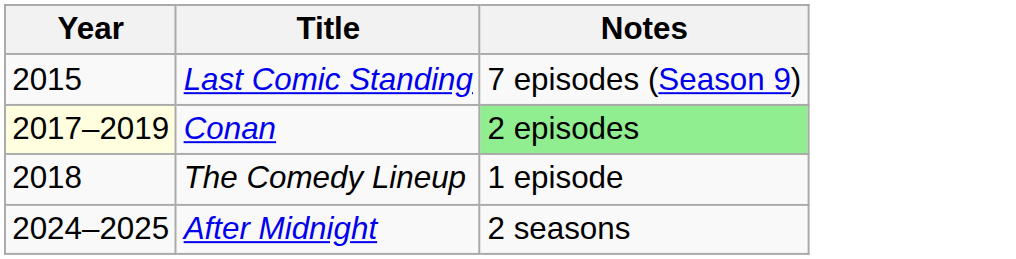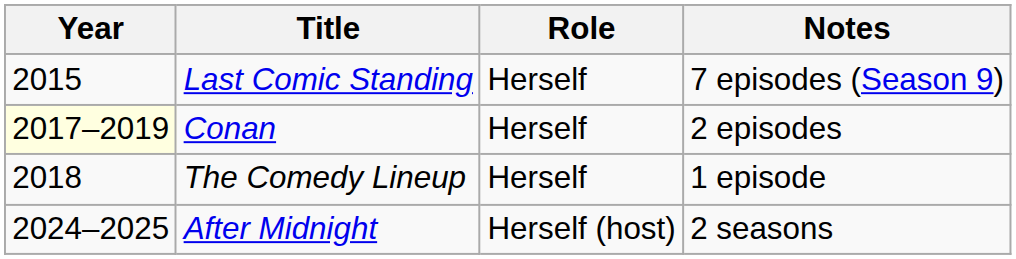+ column: (582, 29)
(563, 128) lightgreen background -> (766, 128) no background
